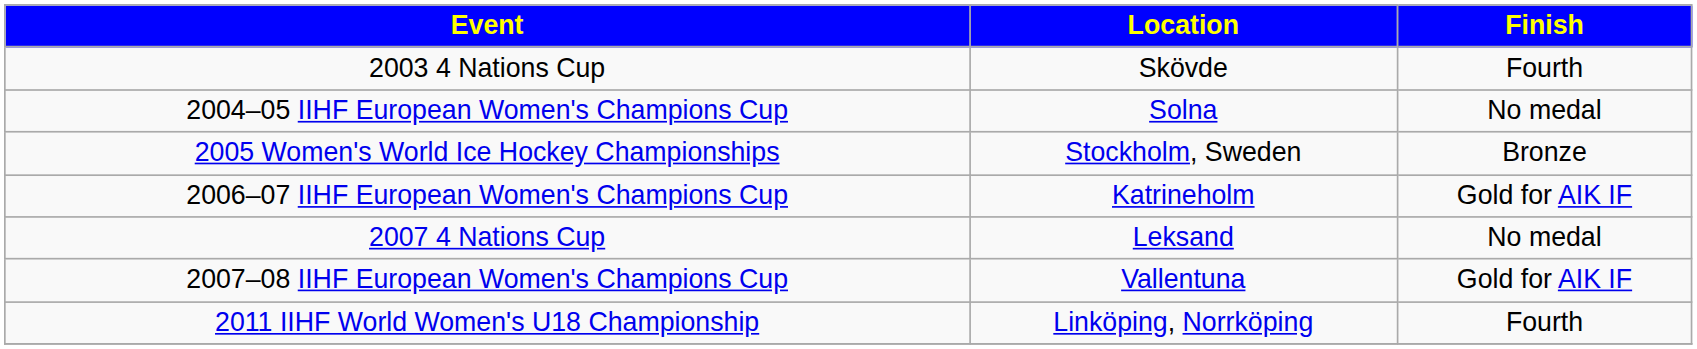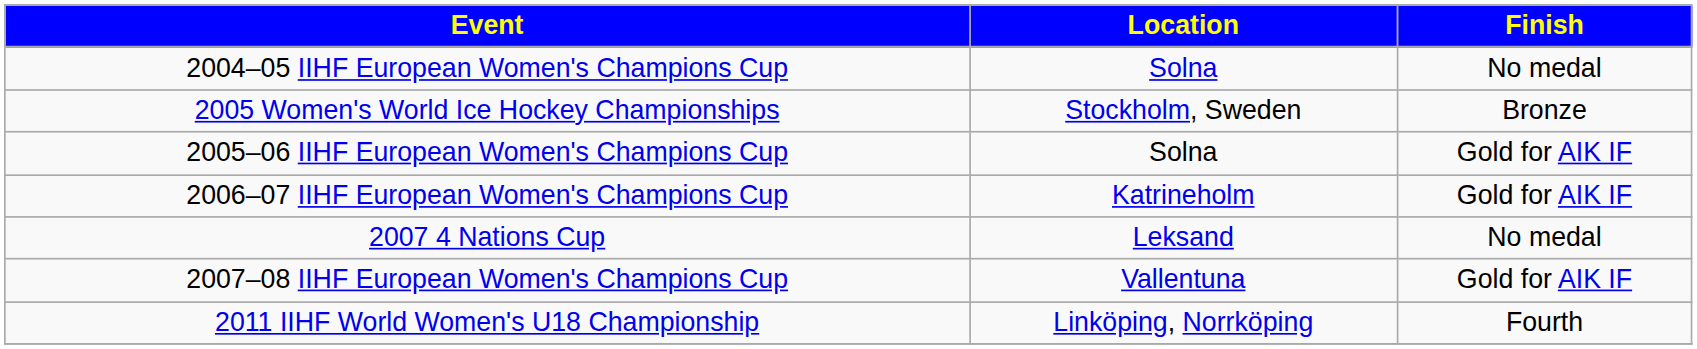- row: (487, 68)
+ row: (487, 152)
